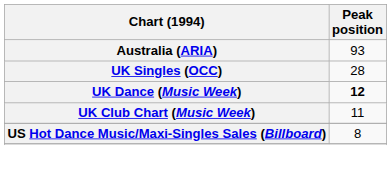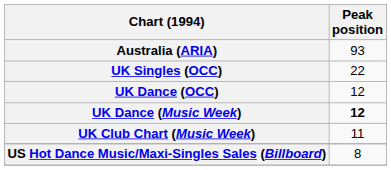(358, 71) 28 -> (358, 71) 22
+ row: (167, 92)
